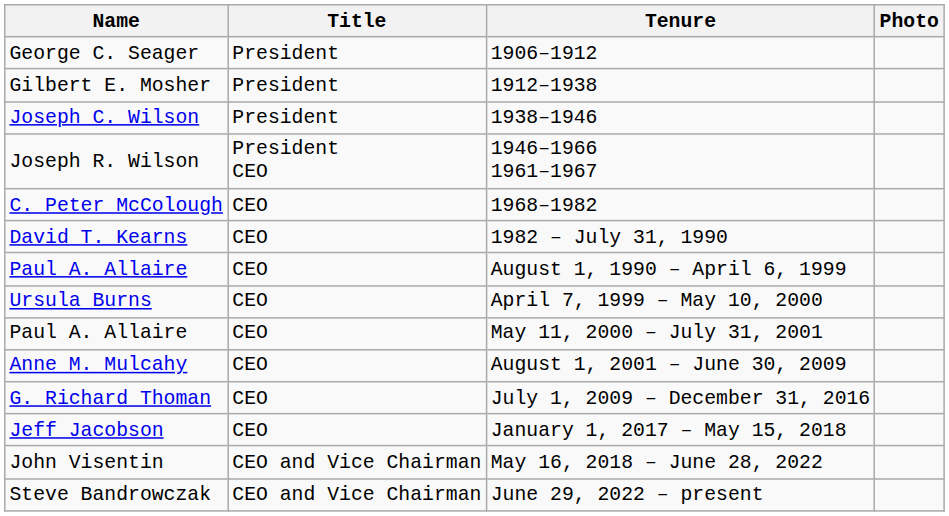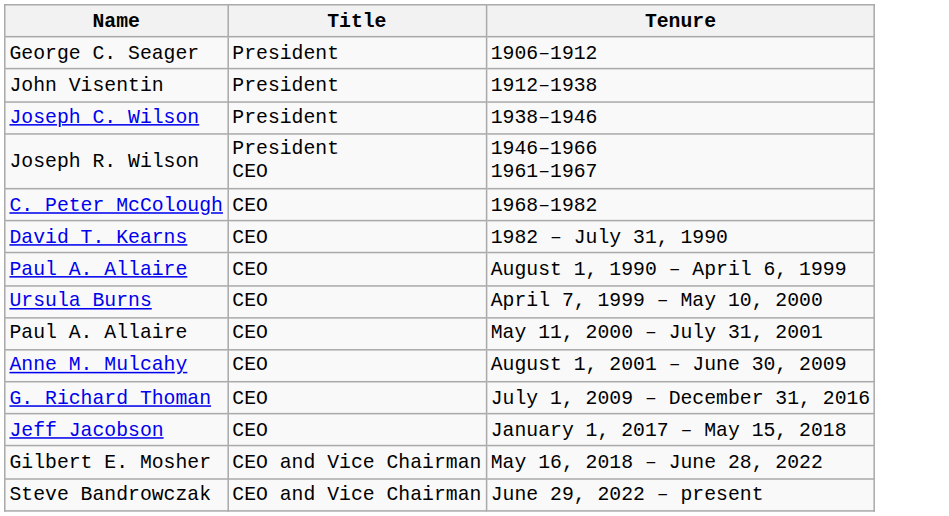- column: (909, 21)
(110, 85) Gilbert E. Mosher -> (87, 85) John Visentin
(87, 462) John Visentin -> (110, 462) Gilbert E. Mosher
